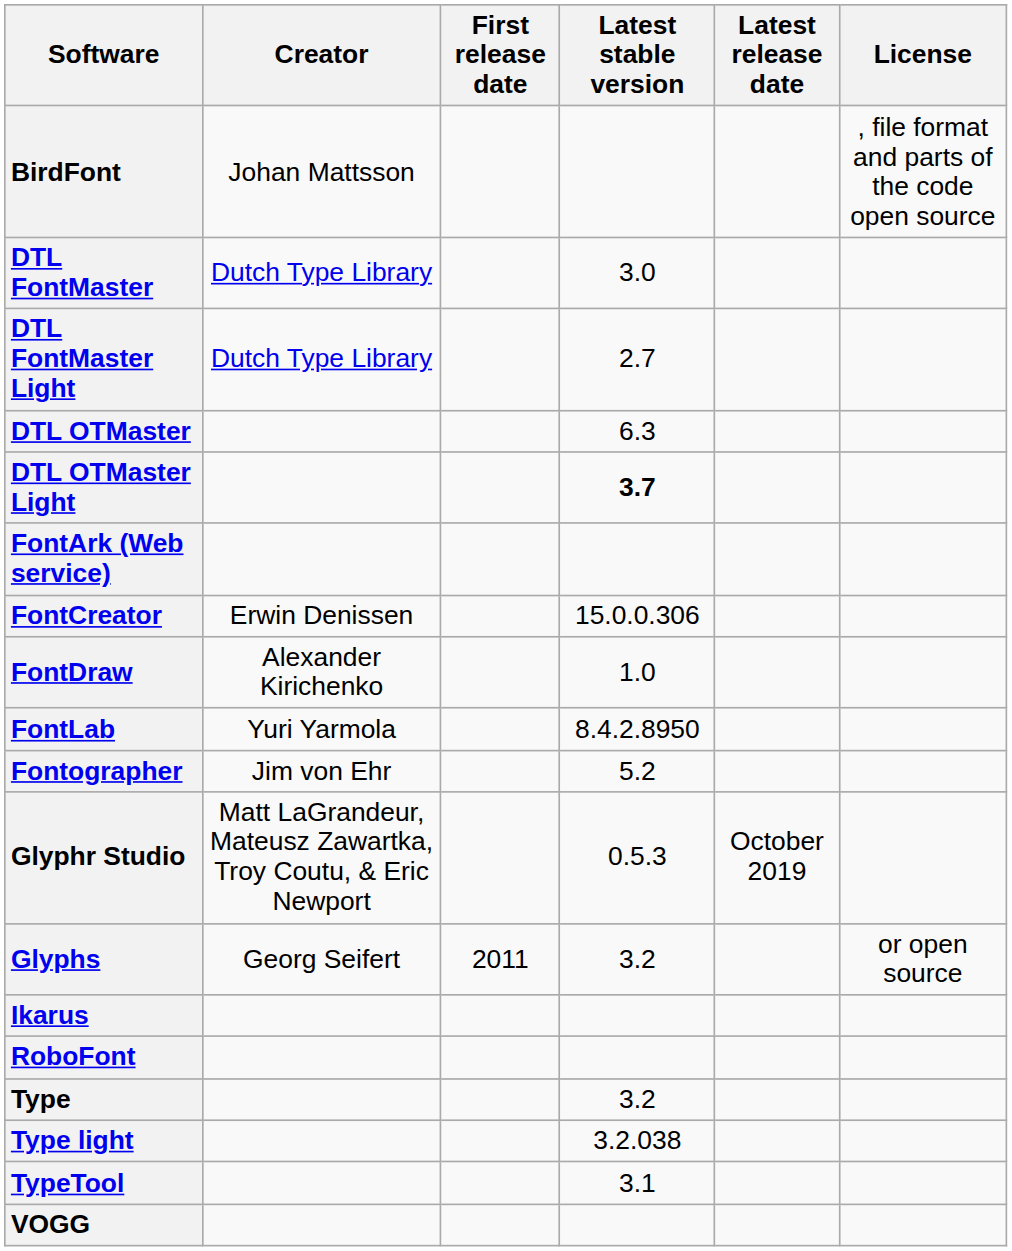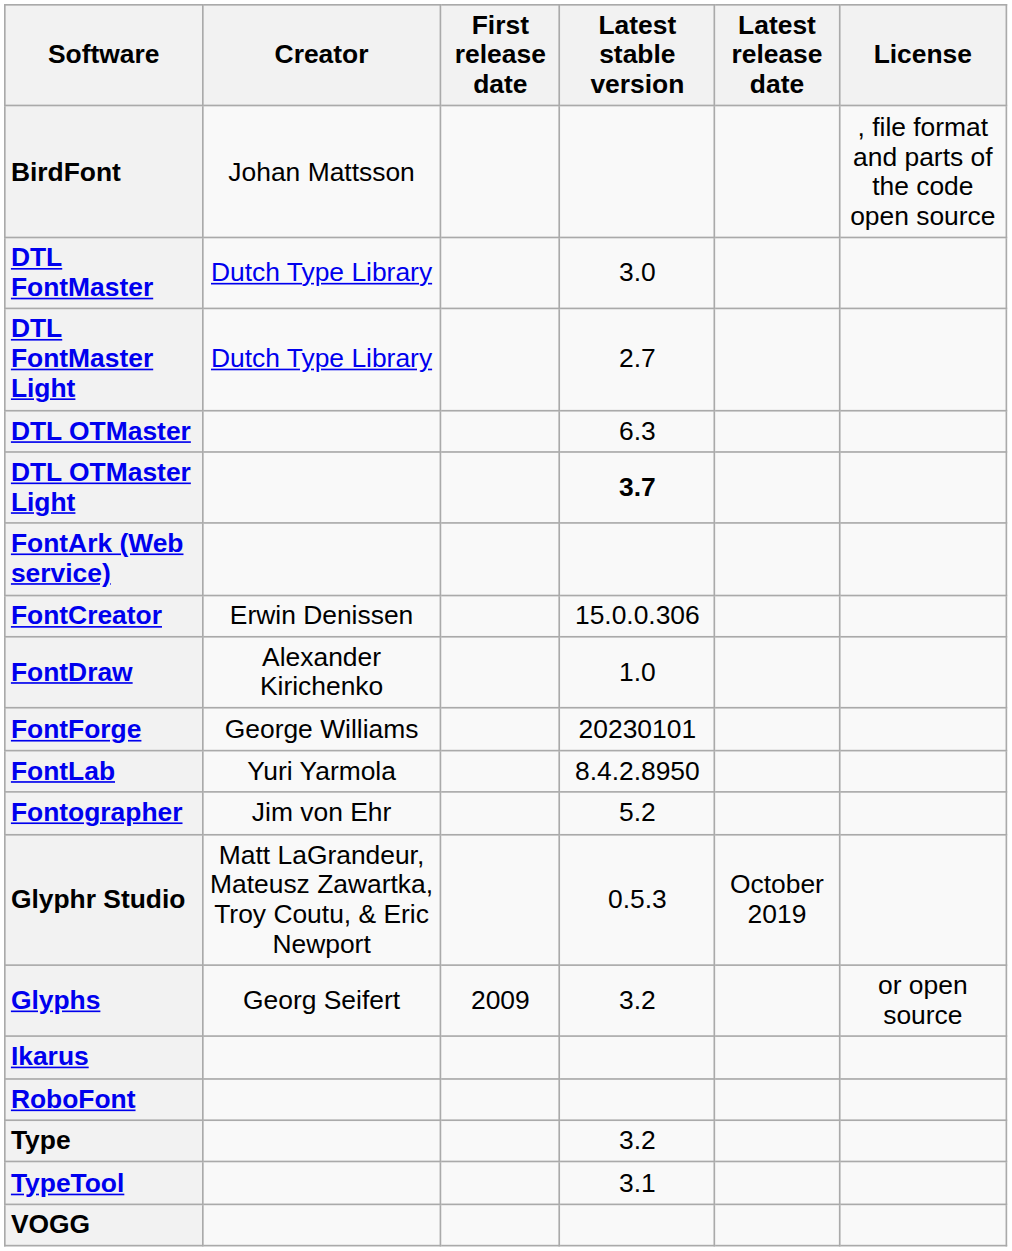+ row: (76, 728)
(500, 958) 2011 -> (500, 1000) 2009
- row: (72, 1140)
